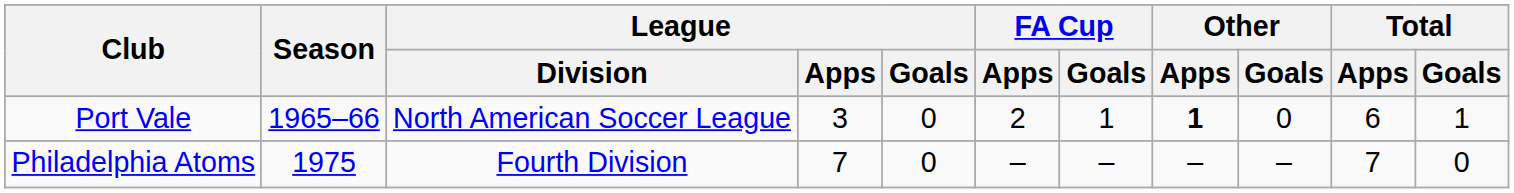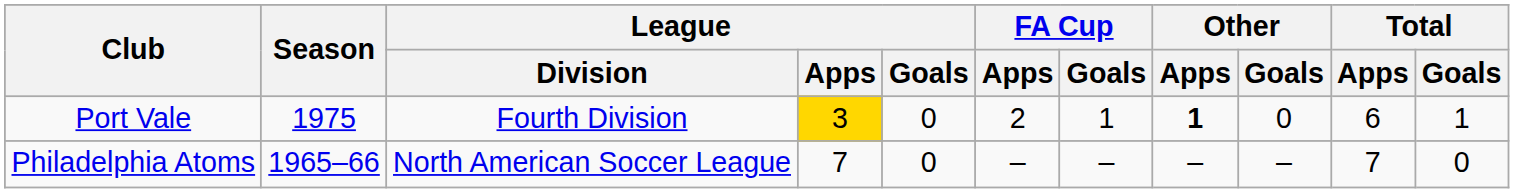(324, 118) 1965–66 -> (324, 118) 1975
(592, 118) North American Soccer League -> (592, 118) Fourth Division
(840, 118) no background -> (840, 118) gold background
(324, 163) 1975 -> (324, 163) 1965–66
(592, 163) Fourth Division -> (592, 163) North American Soccer League
